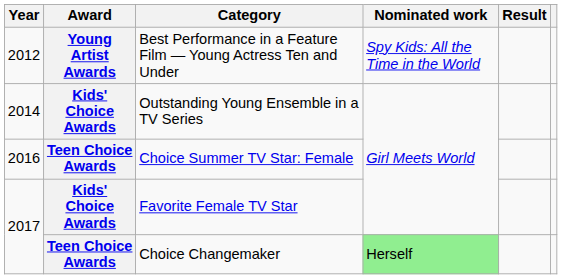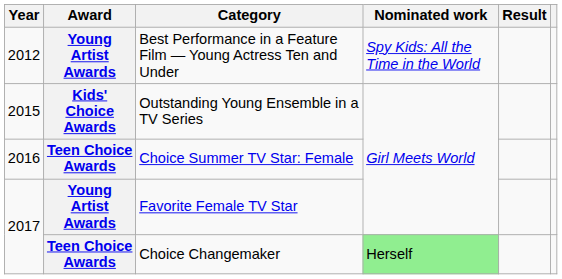(24, 111) 2014 -> (24, 111) 2015
(90, 206) Kids' Choice Awards -> (90, 206) Young Artist Awards
